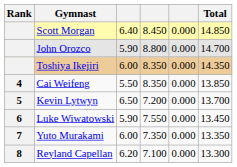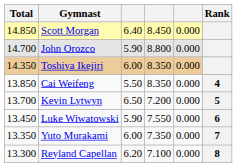columns swapped: (19, 13) <-> (215, 13)
